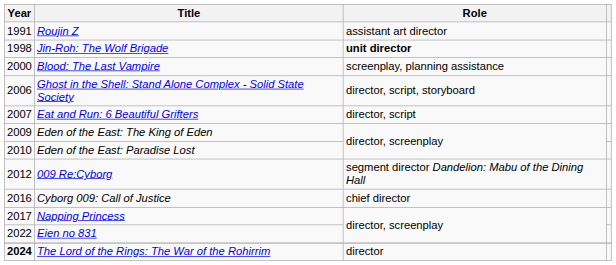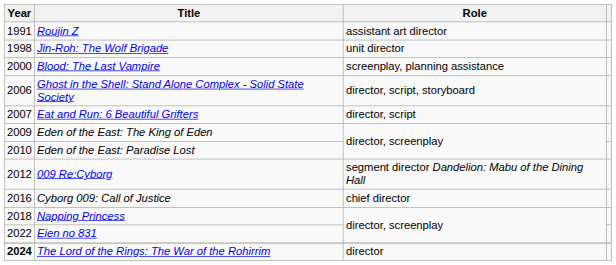(379, 48) bold -> (375, 48) normal
(19, 216) 2017 -> (19, 216) 2018
